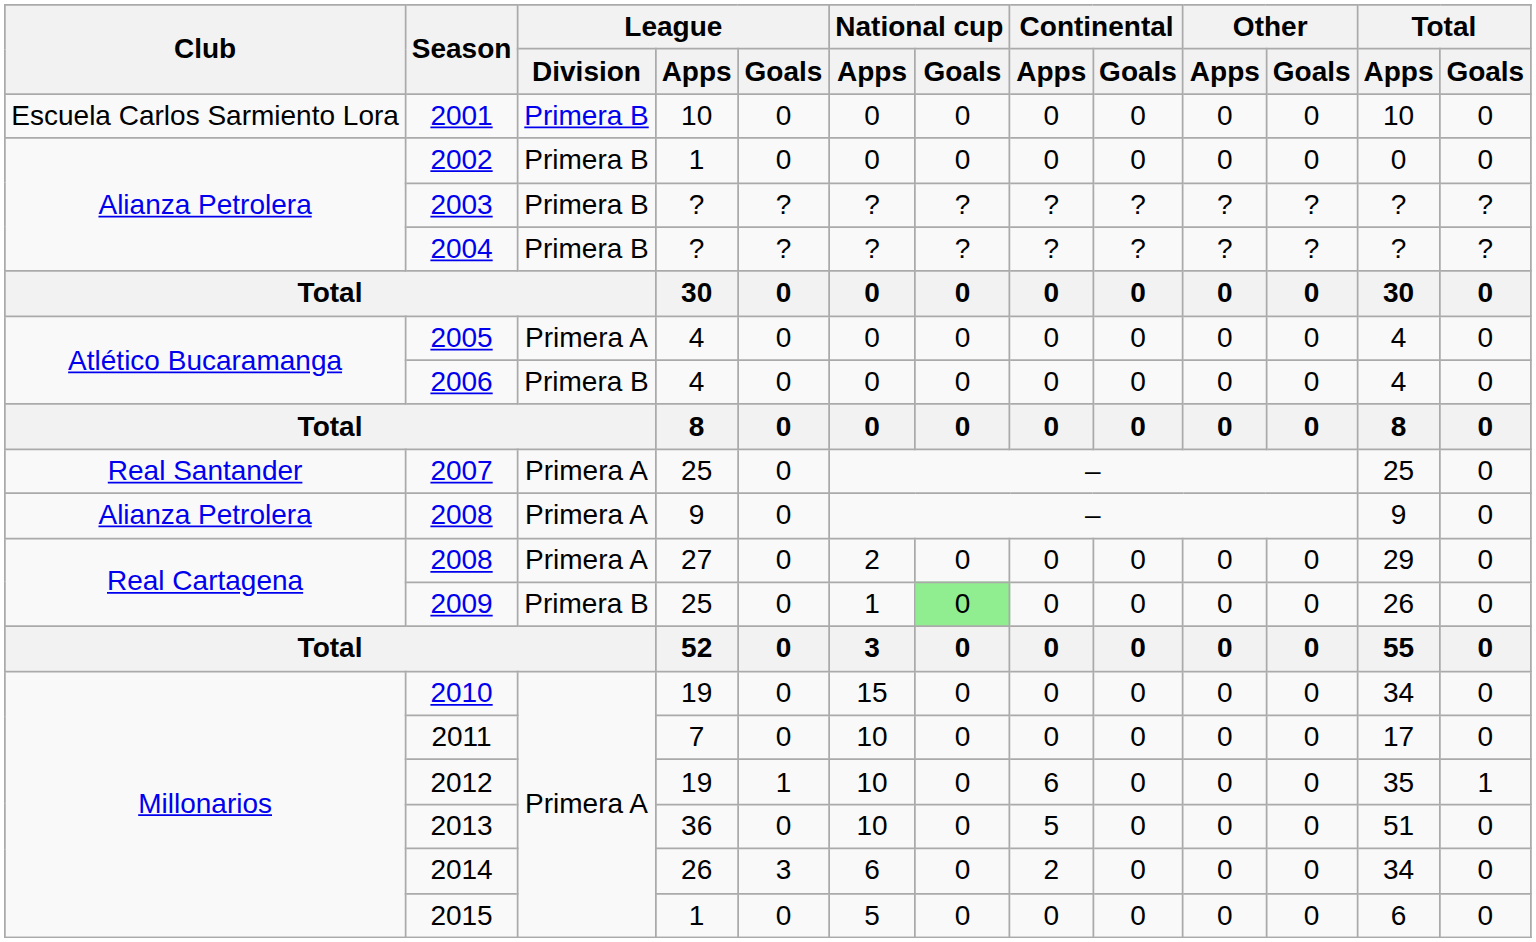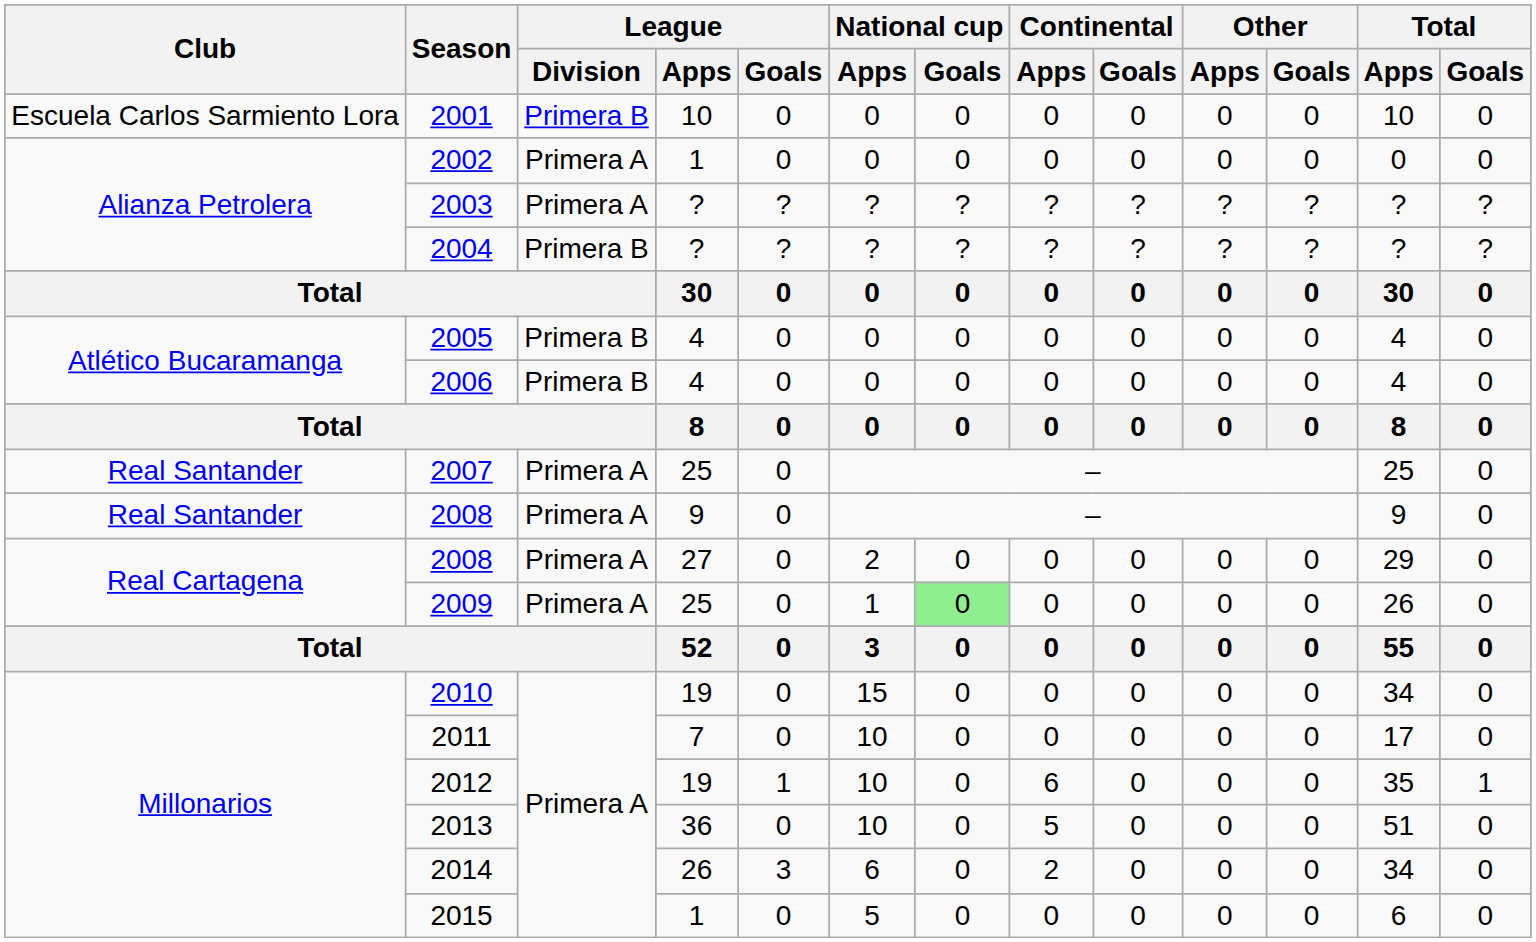(587, 159) Primera B -> (587, 159) Primera A
(587, 204) Primera B -> (587, 204) Primera A
(587, 337) Primera A -> (587, 337) Primera B
(205, 515) Alianza Petrolera -> (205, 515) Real Santander
(587, 603) Primera B -> (587, 603) Primera A
